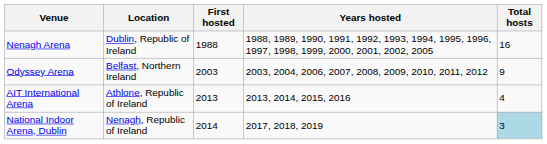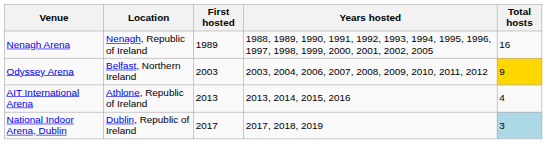(148, 44) Dublin, Republic of Ireland -> (145, 44) Nenagh, Republic of Ireland
(207, 44) 1988 -> (207, 44) 1989
(502, 71) no background -> (502, 71) gold background
(145, 125) Nenagh, Republic of Ireland -> (148, 125) Dublin, Republic of Ireland
(207, 125) 2014 -> (207, 125) 2017
